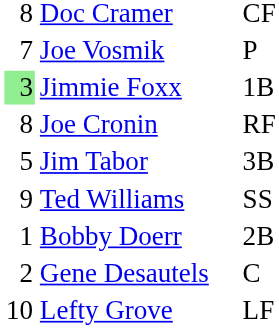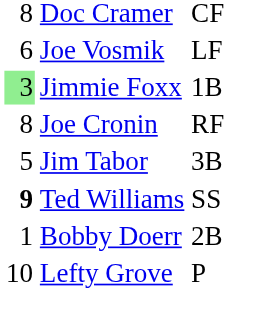(20, 50) 7 -> (20, 50) 6
(250, 50) P -> (207, 50) LF
(20, 198) normal -> (20, 198) bold
- row: (138, 273)
(258, 310) LF -> (199, 273) P
